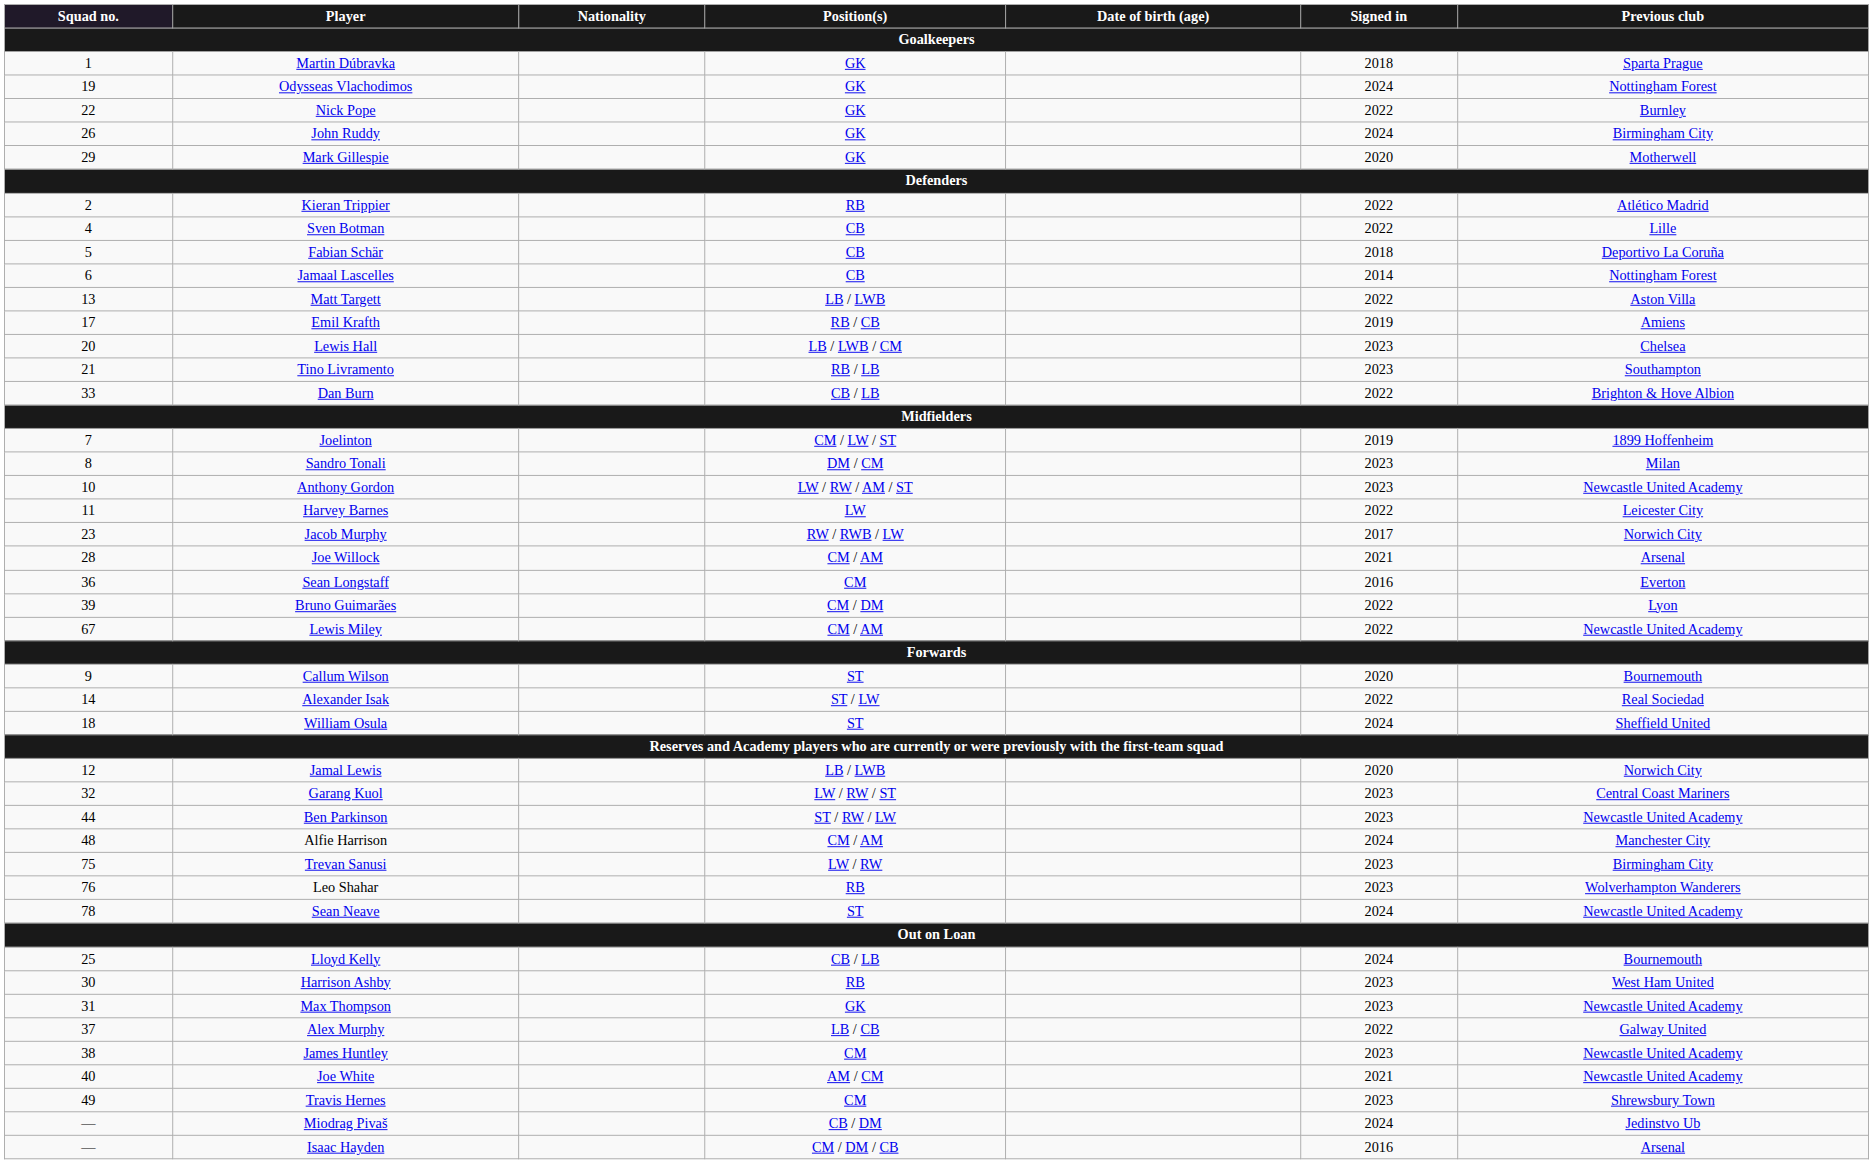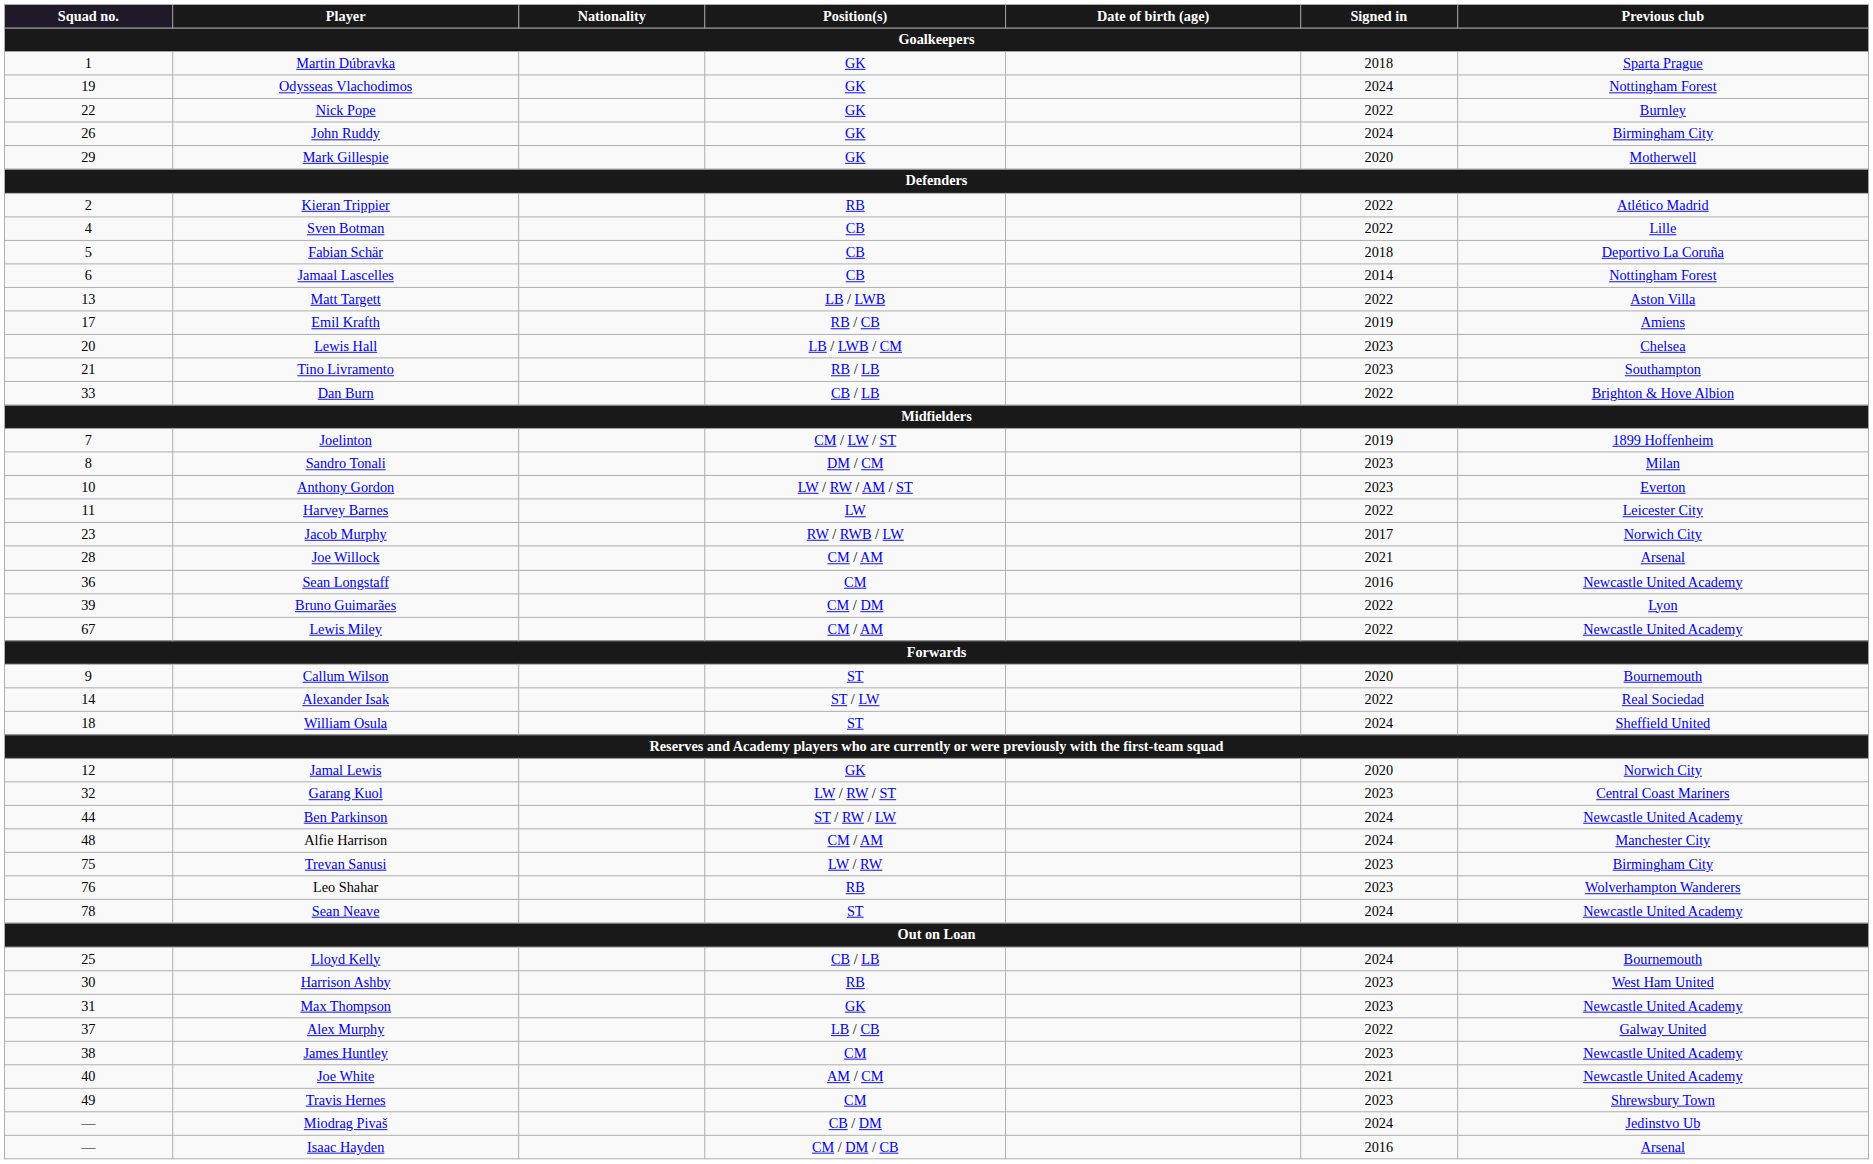(1663, 487) Newcastle United Academy -> (1663, 487) Everton
(1663, 581) Everton -> (1663, 581) Newcastle United Academy
(855, 770) LB / LWB -> (855, 770) GK
(1379, 817) 2023 -> (1379, 817) 2024
